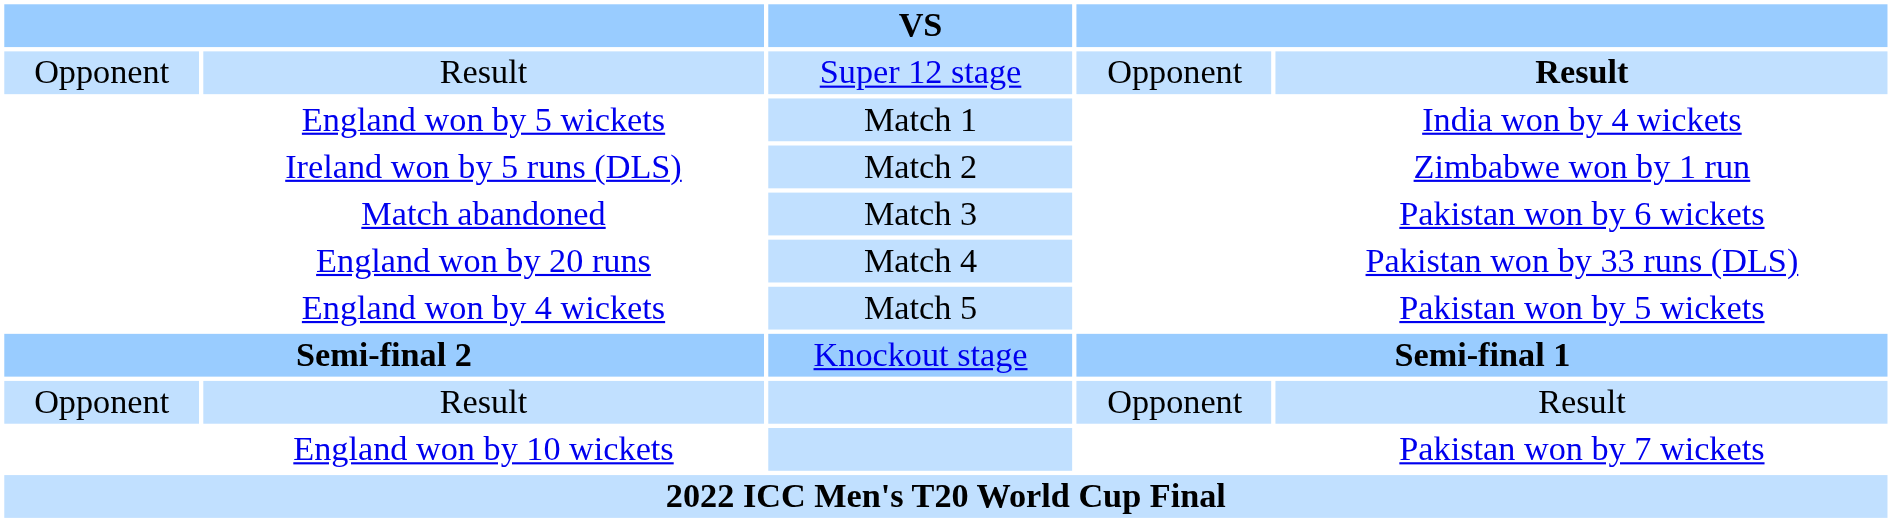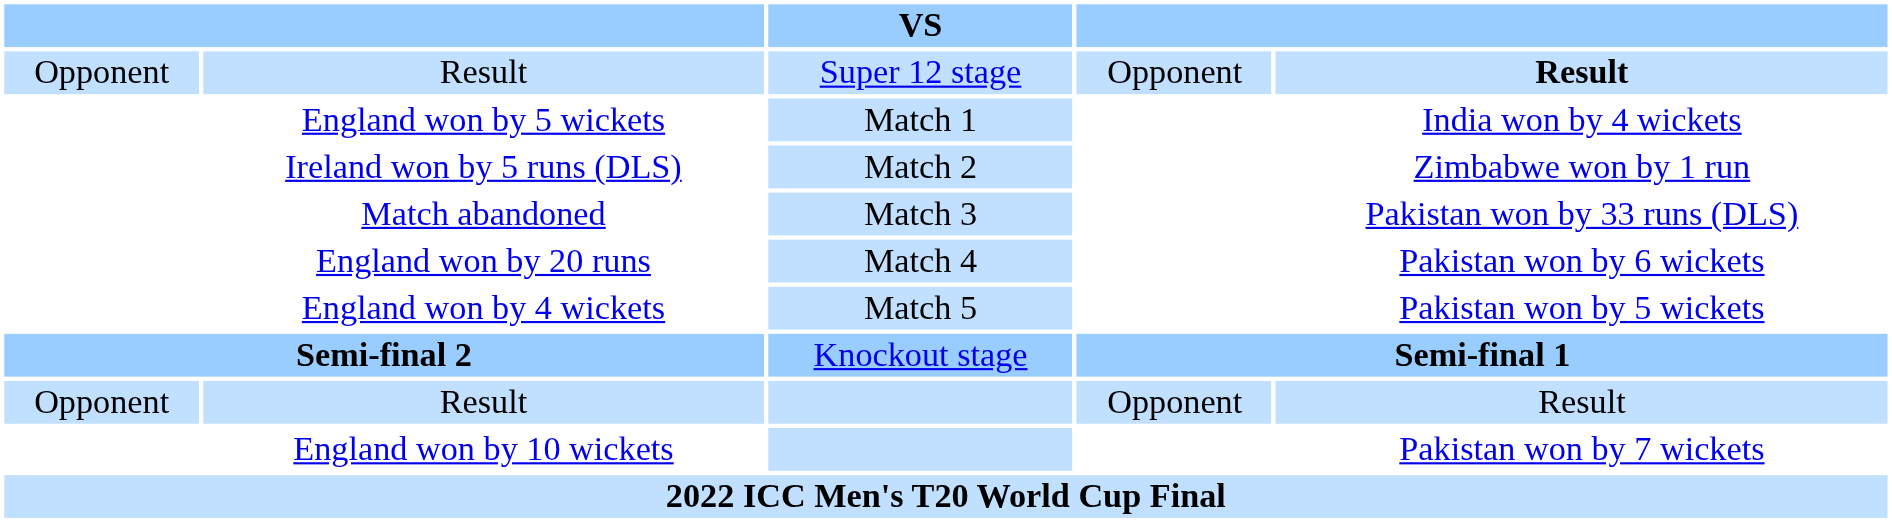(1582, 213) Pakistan won by 6 wickets -> (1582, 213) Pakistan won by 33 runs (DLS)
(1582, 260) Pakistan won by 33 runs (DLS) -> (1582, 260) Pakistan won by 6 wickets
